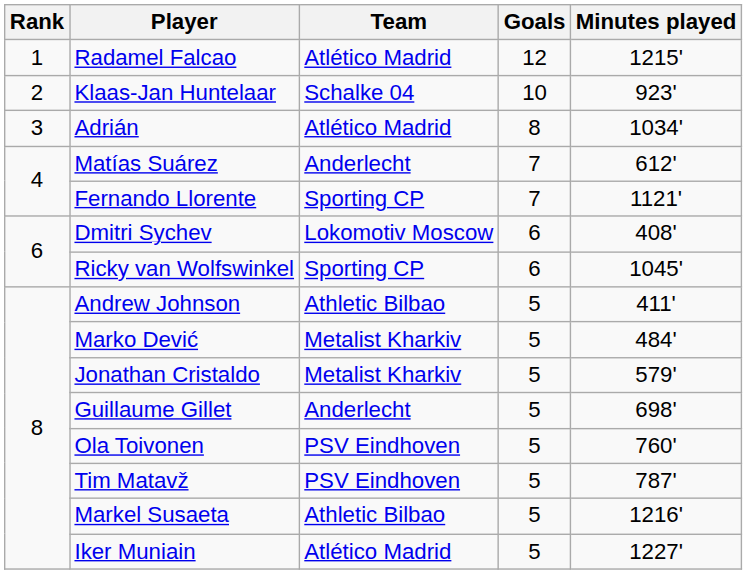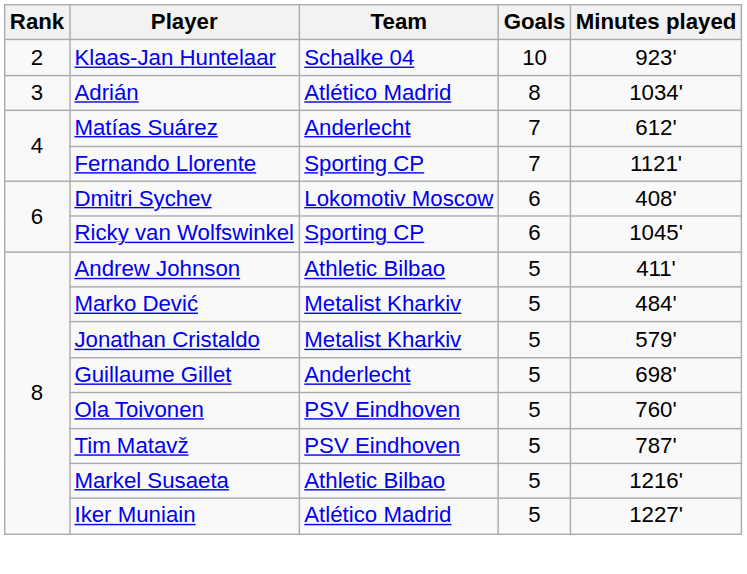- row: (155, 57)
